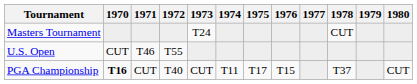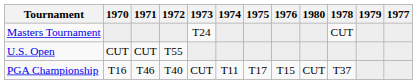columns swapped: (314, 14) <-> (398, 14)
(145, 51) T46 -> (145, 51) CUT
(117, 70) bold -> (117, 70) normal
(145, 70) CUT -> (145, 70) T46
